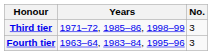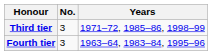columns swapped: (197, 12) <-> (122, 12)
